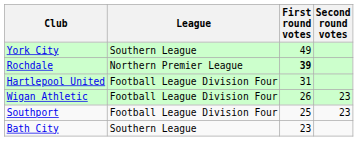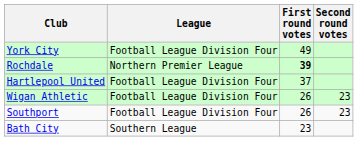(153, 50) Southern League -> (194, 50) Football League Division Four
(305, 81) 31 -> (305, 81) 37
(305, 113) 25 -> (305, 113) 26
